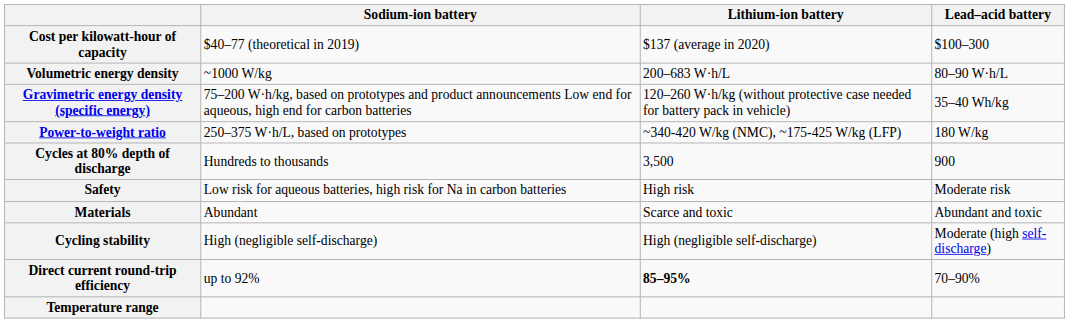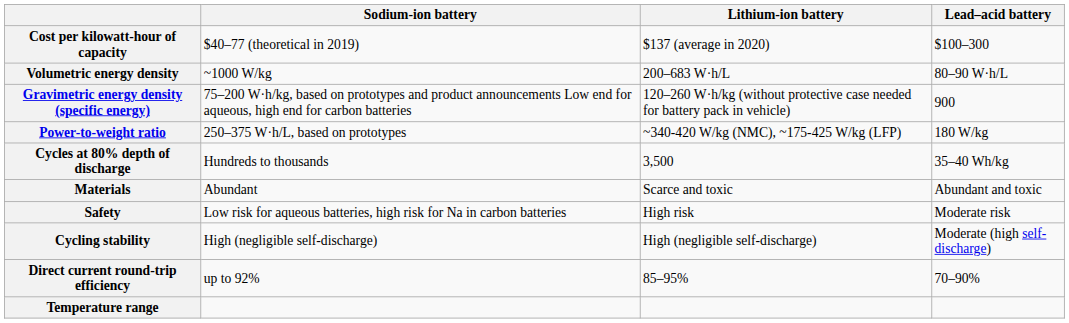(972, 102) 35–40 Wh/kg -> (945, 102) 900
(945, 161) 900 -> (972, 161) 35–40 Wh/kg
rows swapped: (103, 190) <-> (103, 212)
(667, 278) bold -> (666, 278) normal
